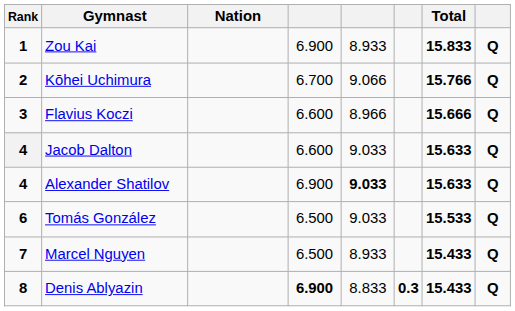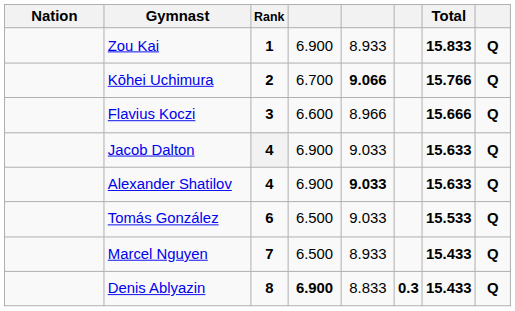columns swapped: (23, 17) <-> (238, 16)
(368, 80) normal -> (368, 80) bold
(315, 149) 6.600 -> (315, 149) 6.900
